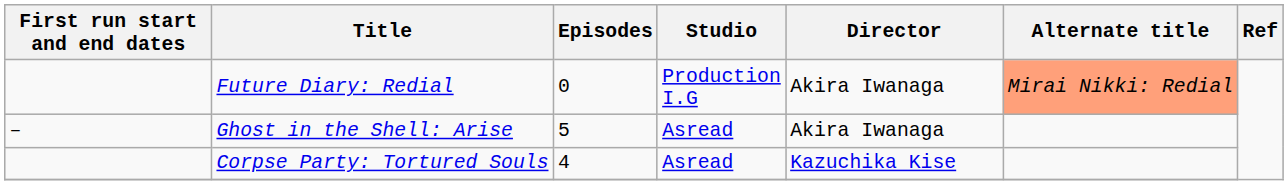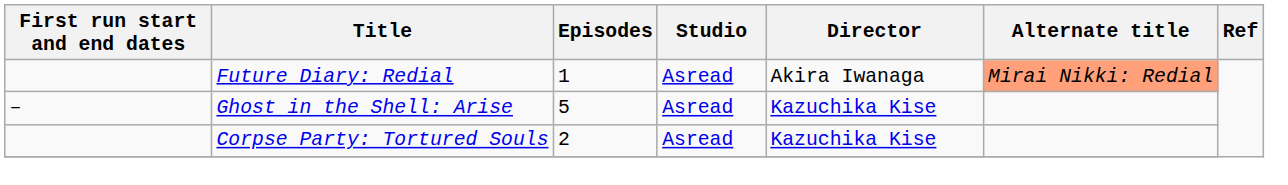(564, 87) 0 -> (564, 76) 1
(721, 87) Production I.G -> (698, 76) Asread
(867, 131) Akira Iwanaga -> (853, 108) Kazuchika Kise
(564, 163) 4 -> (564, 140) 2
